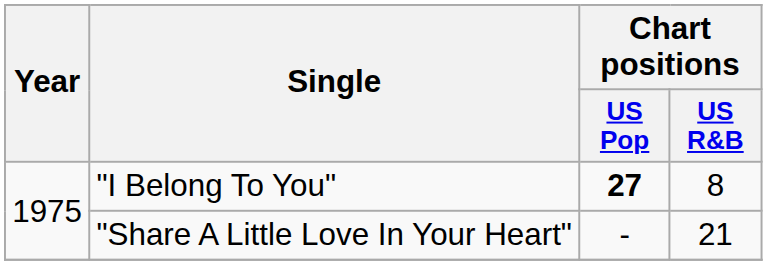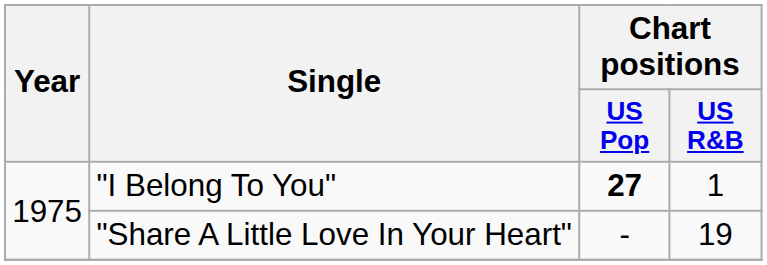(715, 185) 8 -> (715, 185) 1
(715, 235) 21 -> (715, 235) 19
